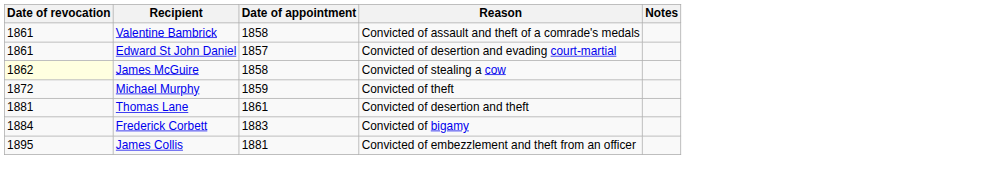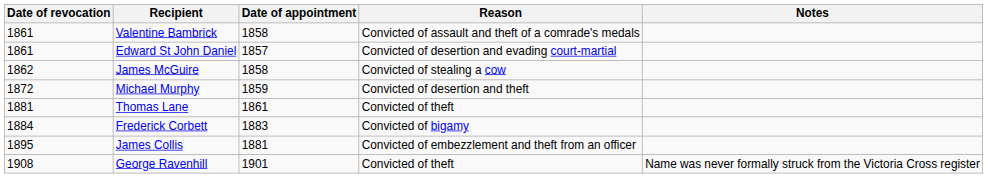(20, 70) lightyellow background -> (20, 70) no background
(408, 88) Convicted of theft -> (445, 88) Convicted of desertion and theft
(445, 107) Convicted of desertion and theft -> (408, 107) Convicted of theft
+ row: (162, 164)
